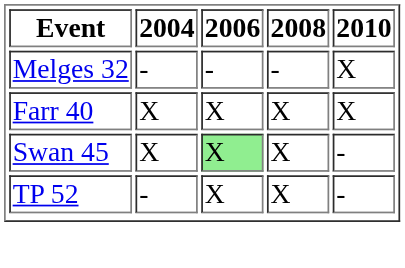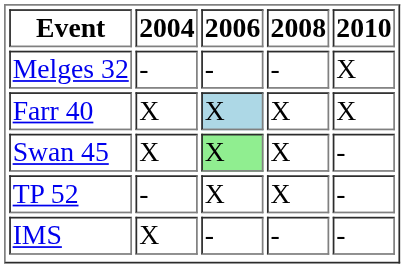(215, 110) no background -> (215, 110) lightblue background
+ row: (37, 235)
